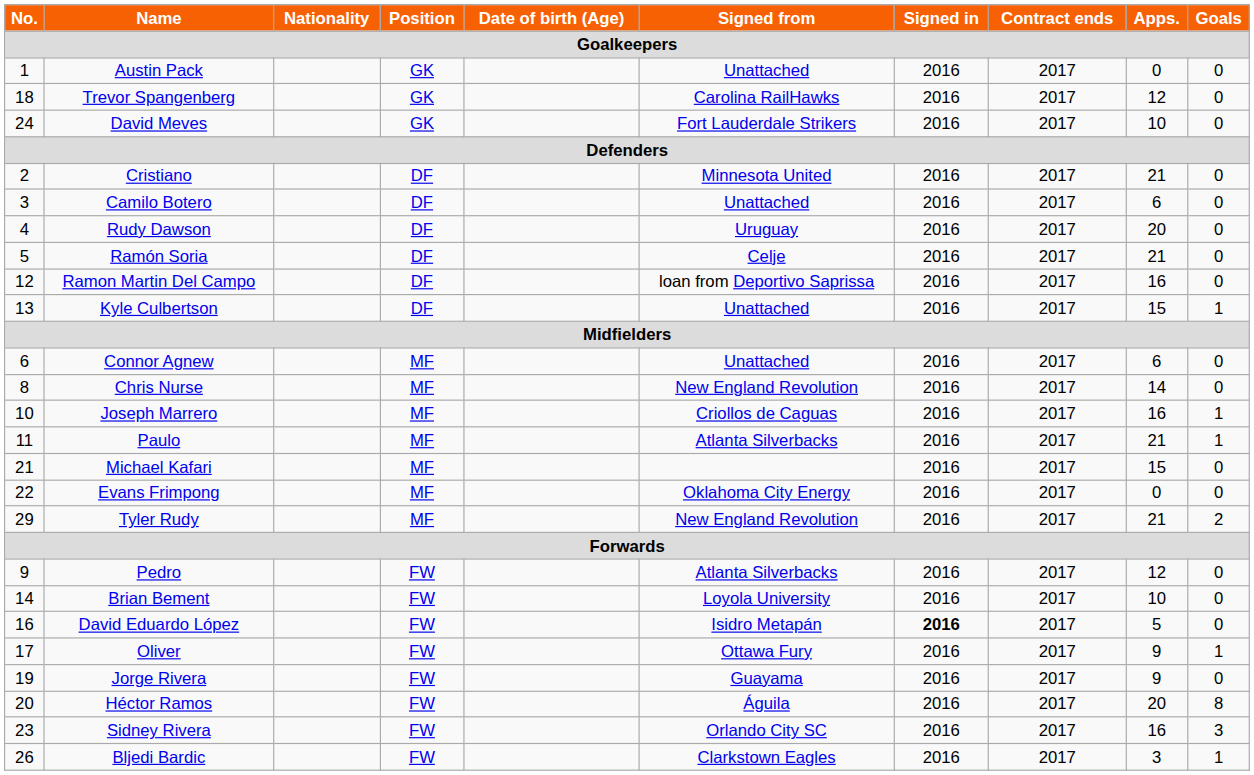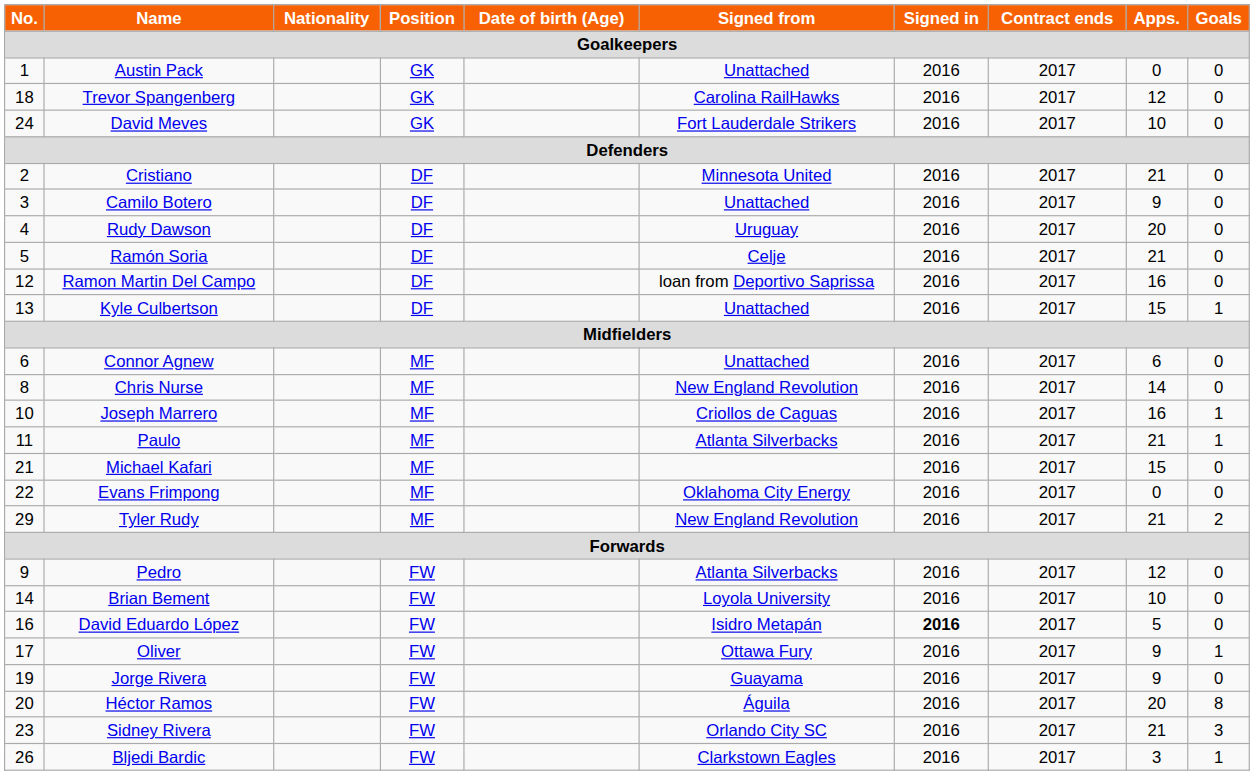(1157, 203) 6 -> (1157, 203) 9
(1157, 731) 16 -> (1157, 731) 21
